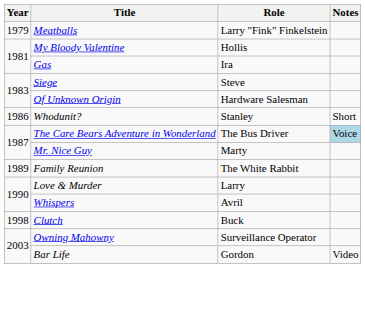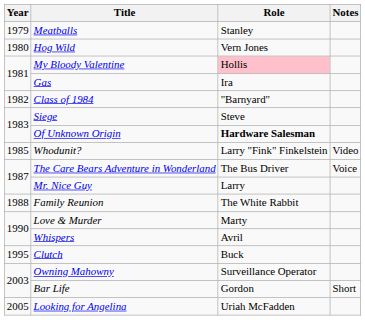(274, 30) Larry "Fink" Finkelstein -> (237, 30) Stanley
+ row: (54, 47)
(234, 47) no background -> (234, 64) pink background
+ row: (64, 99)
(264, 99) normal -> (268, 133) bold
(18, 116) 1986 -> (18, 151) 1985
(237, 116) Stanley -> (274, 151) Larry "Fink" Finkelstein
(344, 116) Short -> (345, 151) Video
(345, 133) lightblue background -> (345, 168) no background
(234, 151) Marty -> (233, 185) Larry
(18, 168) 1989 -> (18, 202) 1988
(233, 185) Larry -> (234, 220) Marty
(18, 220) 1998 -> (18, 254) 1995
(345, 254) Video -> (344, 289) Short
+ row: (80, 306)
